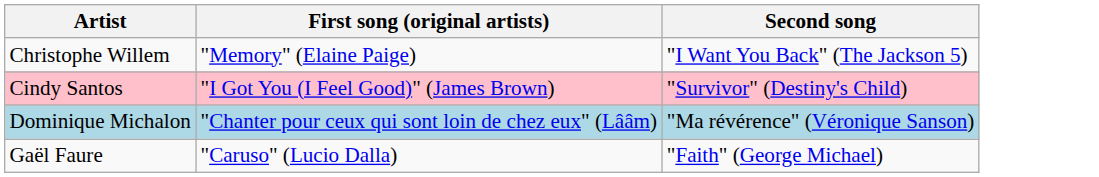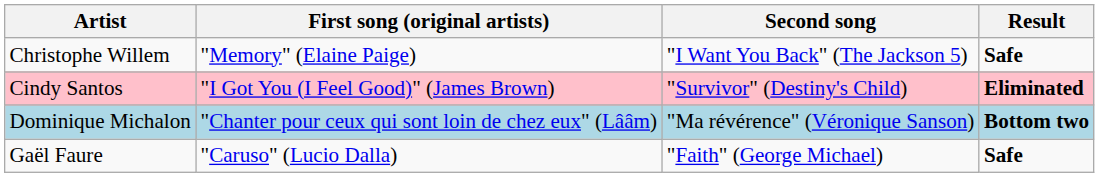+ column: (1037, 21)
